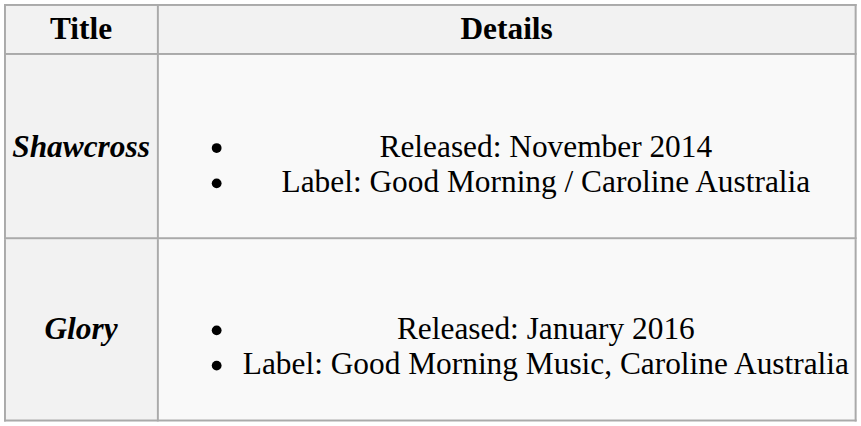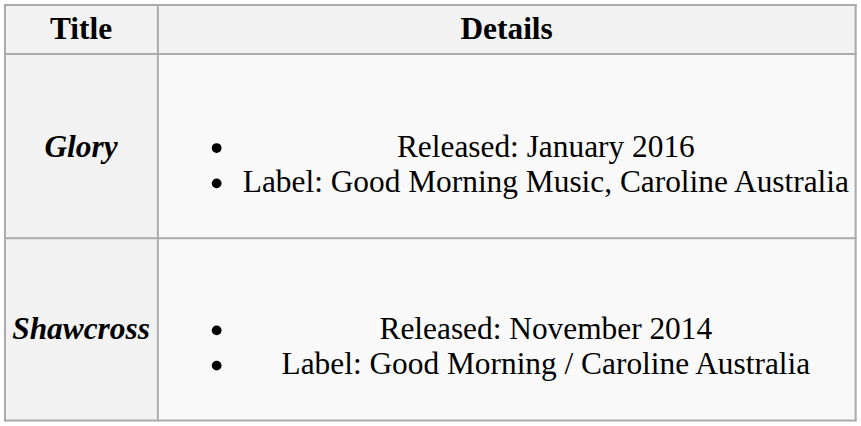rows swapped: (81, 145) <-> (81, 328)
